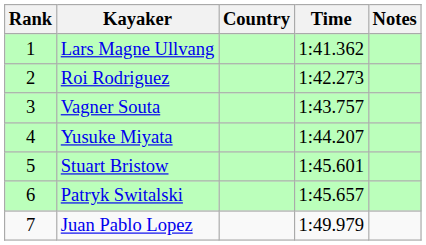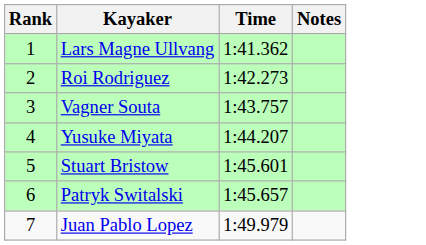- column: (256, 19)
